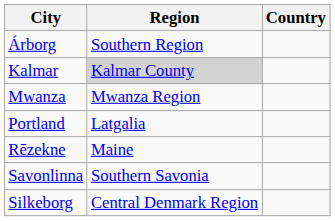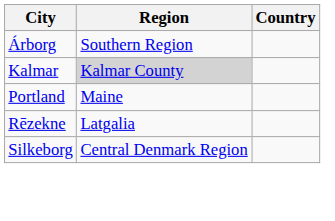- row: (37, 96)
(118, 123) Latgalia -> (102, 96) Maine
(112, 149) Maine -> (108, 123) Latgalia
- row: (46, 176)
